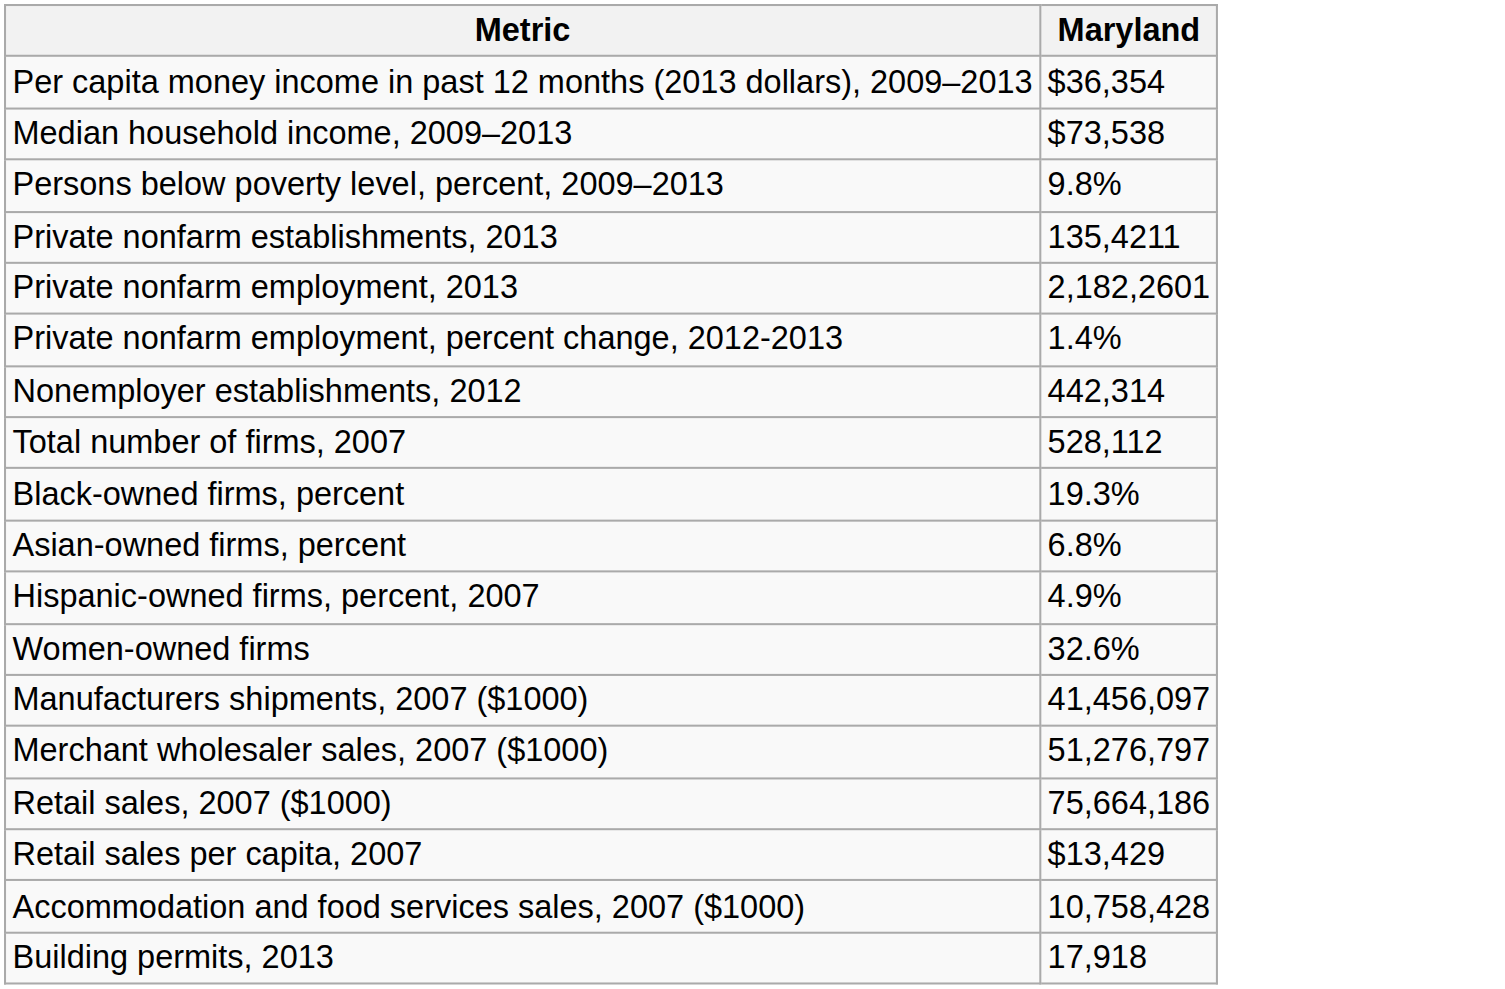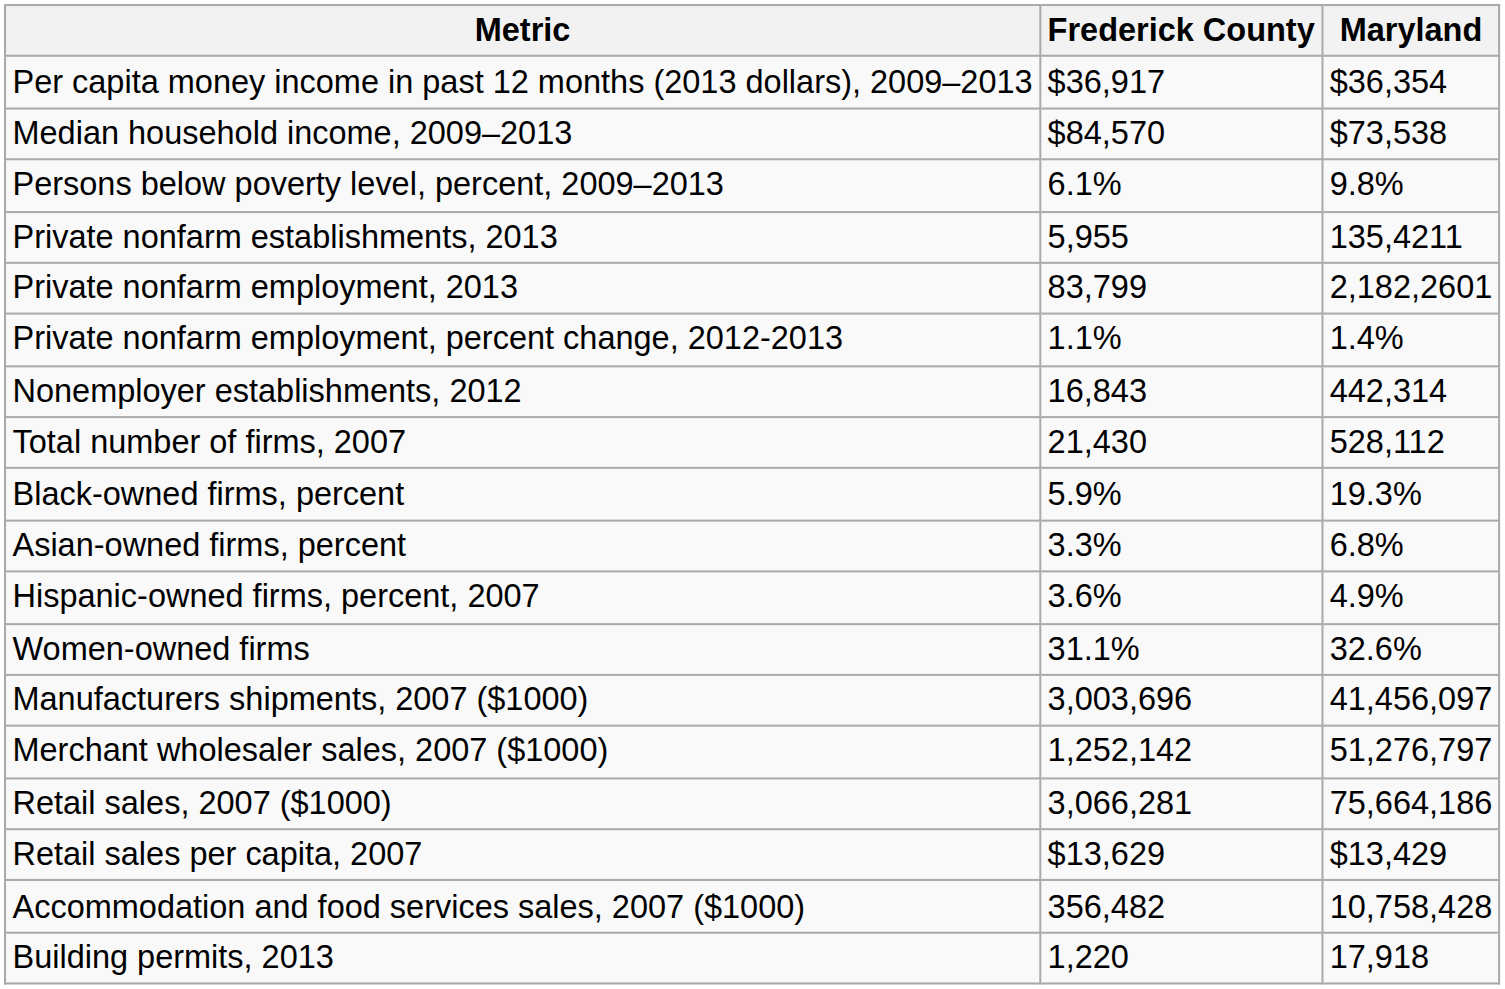+ column: (1181, 30)
